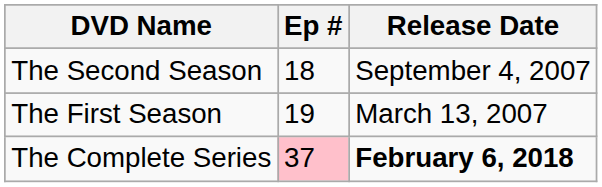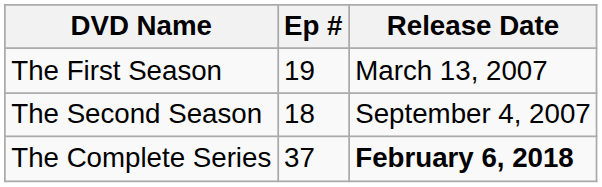rows swapped: (117, 114) <-> (137, 70)
(299, 158) pink background -> (299, 158) no background
